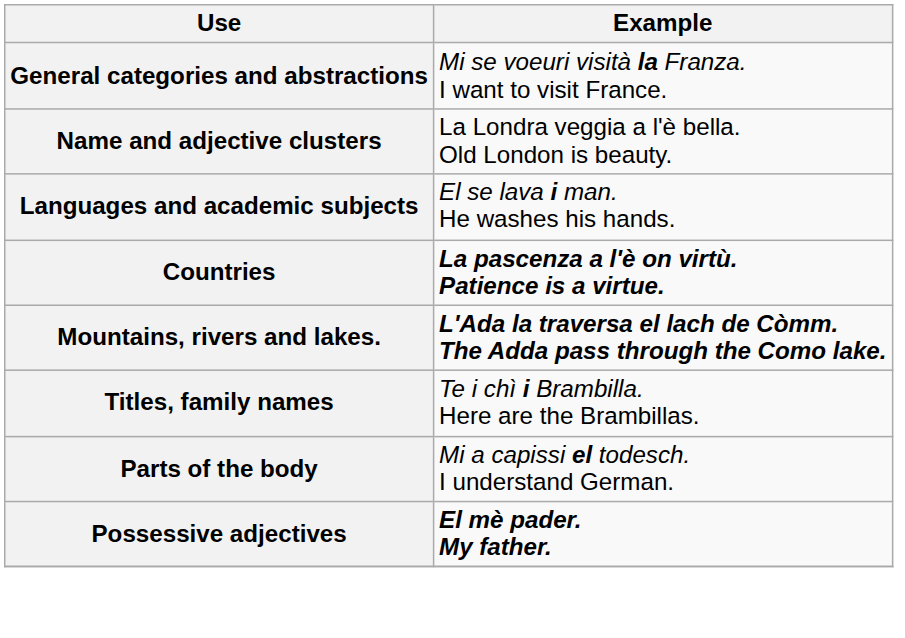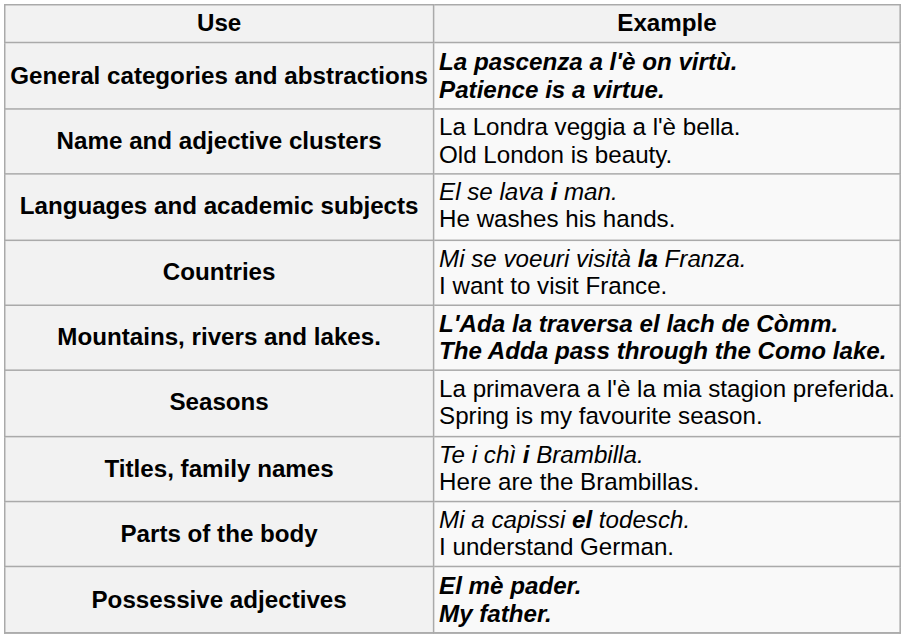(593, 75) Mi se voeuri visità la Franza. I want to visit France. -> (588, 75) La pascenza a l'è on virtù. Patience is a virtue.
(588, 272) La pascenza a l'è on virtù. Patience is a virtue. -> (593, 272) Mi se voeuri visità la Franza. I want to visit France.
+ row: (219, 403)
